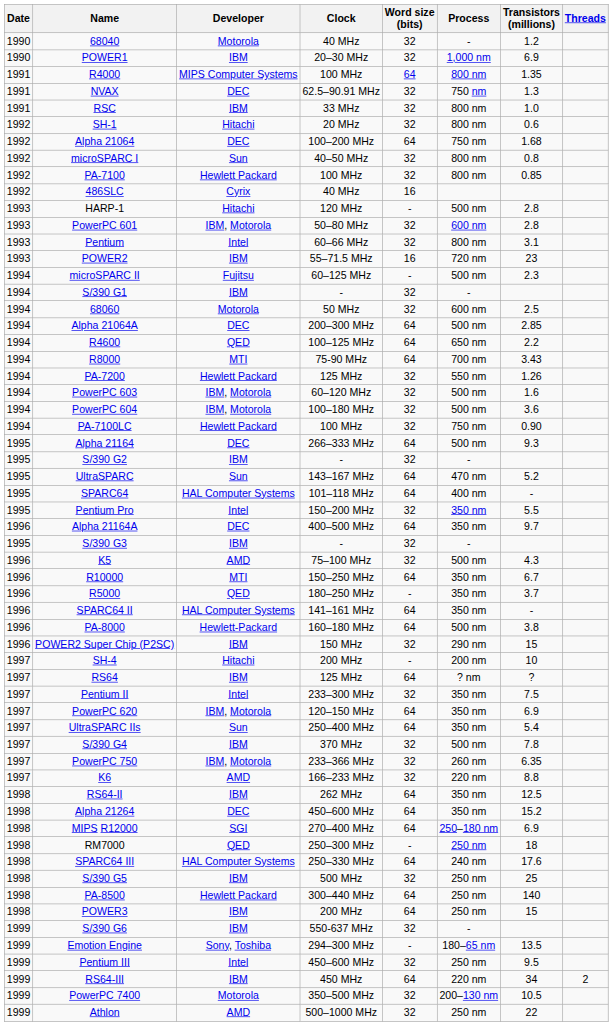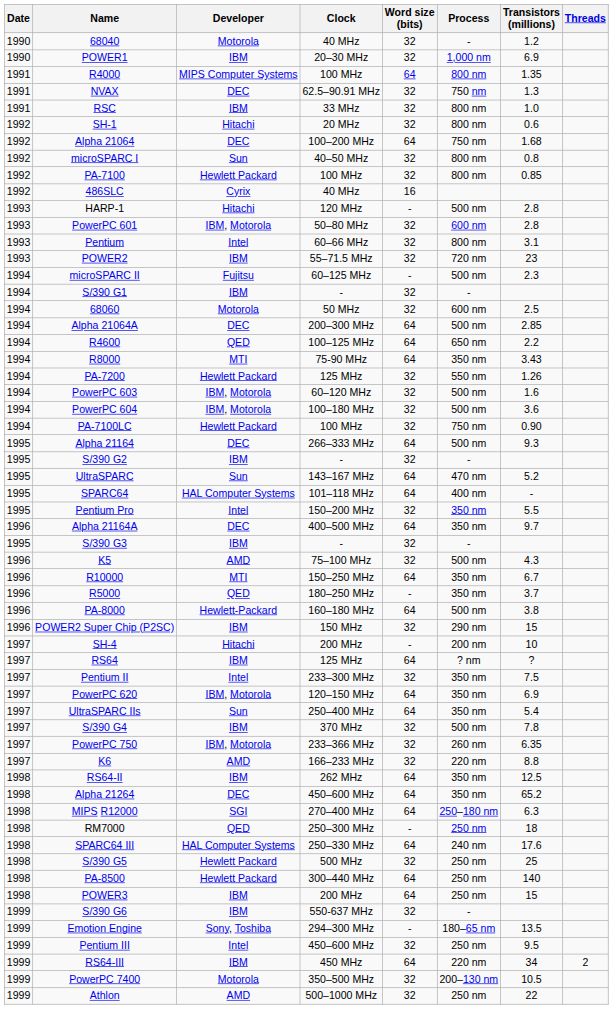(410, 259) 16 -> (410, 259) 32
(469, 359) 700 nm -> (469, 359) 350 nm
- row: (105, 610)
(531, 811) 15.2 -> (531, 795) 65.2
(531, 828) 6.9 -> (531, 811) 6.3
(238, 878) IBM -> (238, 862) Hewlett Packard
